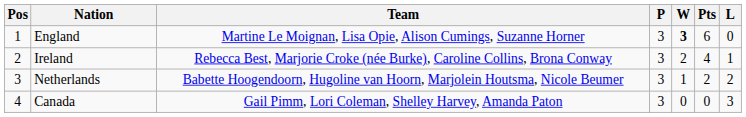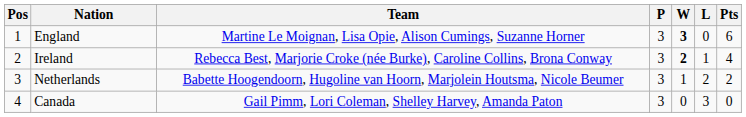columns swapped: (730, 15) <-> (707, 15)
(683, 58) normal -> (683, 58) bold
